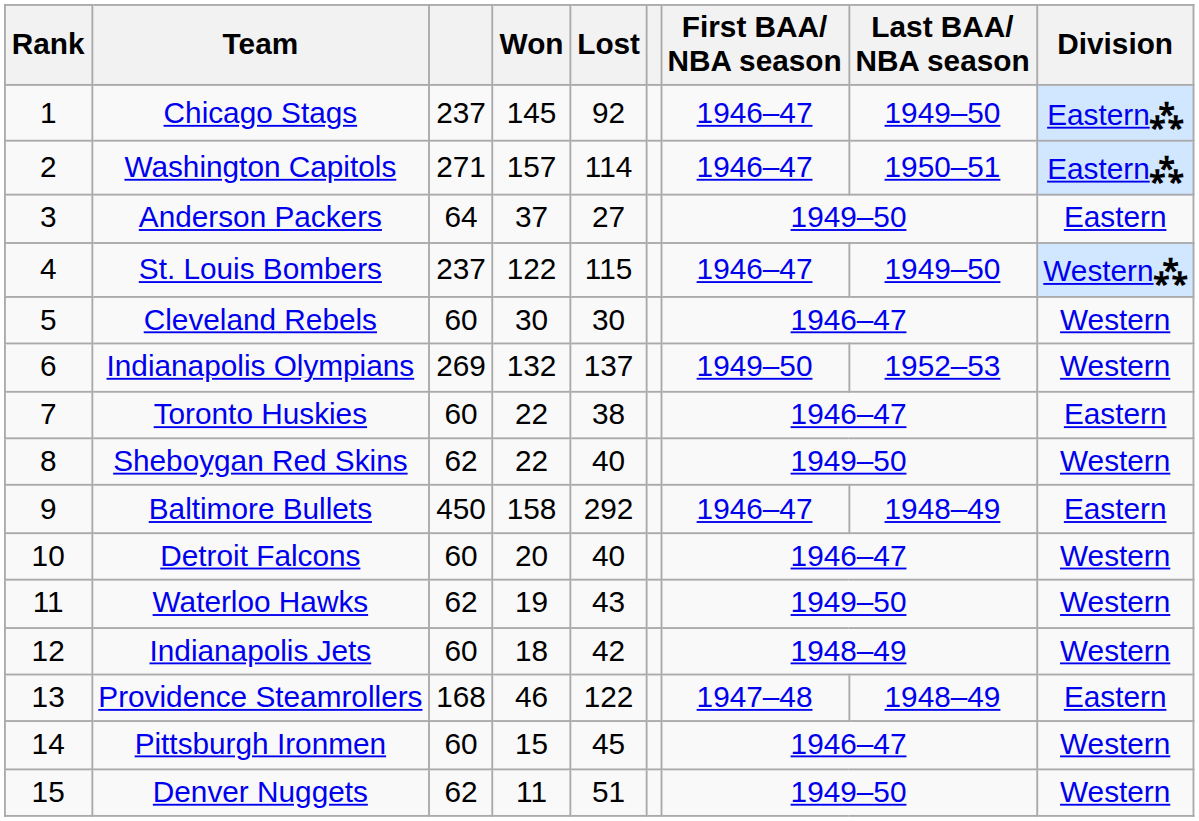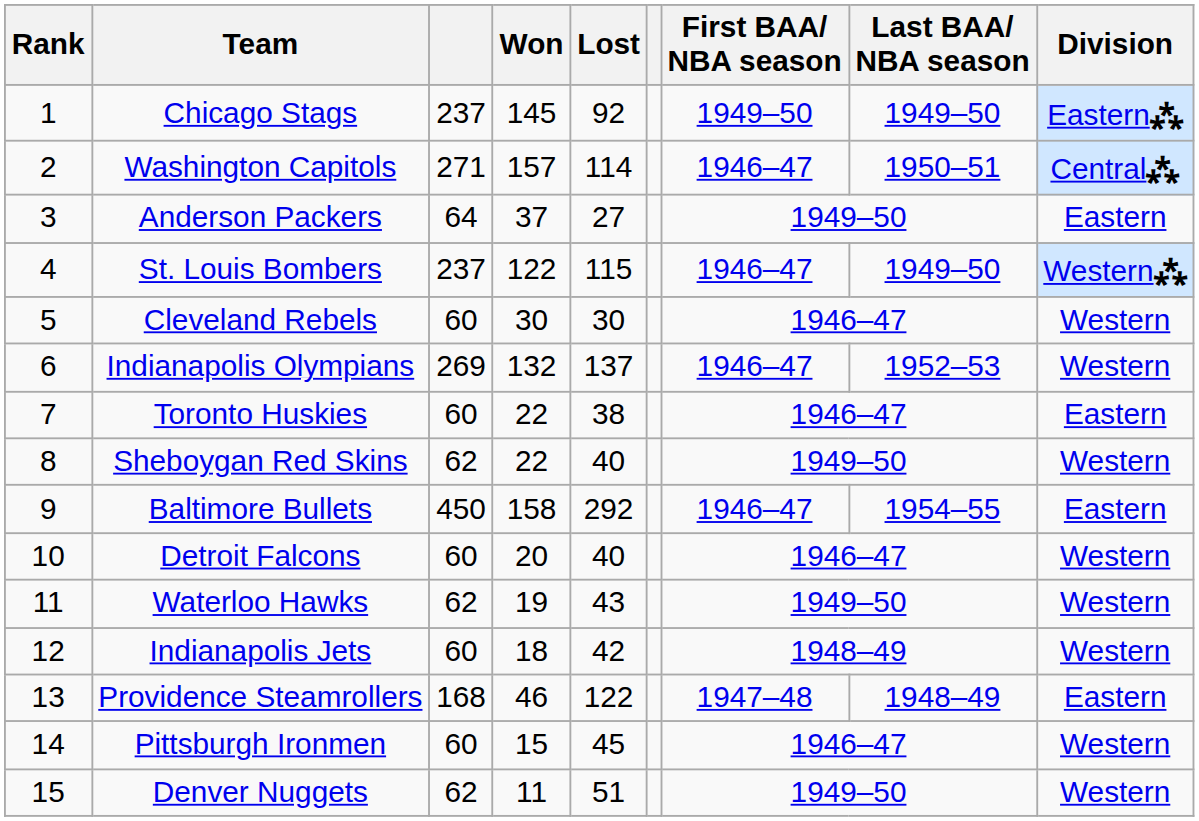(755, 112) 1946–47 -> (755, 112) 1949–50
(1115, 168) Eastern⁂ -> (1115, 168) Central⁂
(755, 367) 1949–50 -> (755, 367) 1946–47
(942, 508) 1948–49 -> (942, 508) 1954–55
